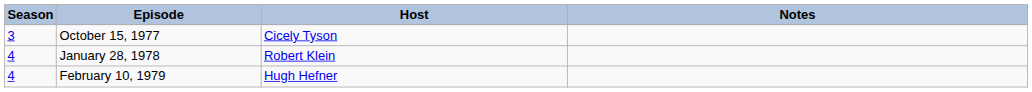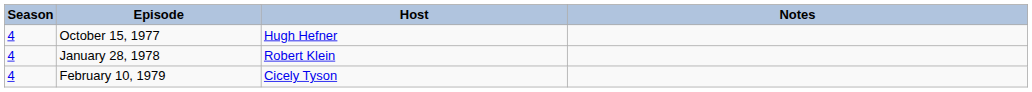(11, 35) 3 -> (11, 35) 4
(301, 35) Cicely Tyson -> (301, 35) Hugh Hefner
(301, 76) Hugh Hefner -> (301, 76) Cicely Tyson
